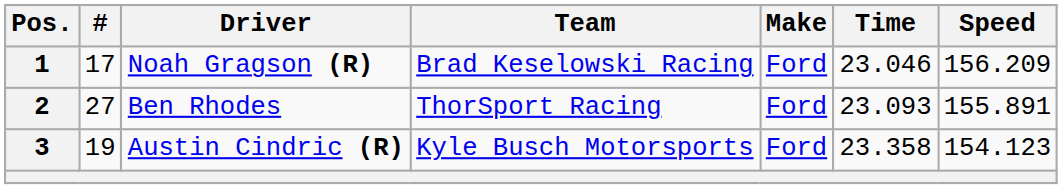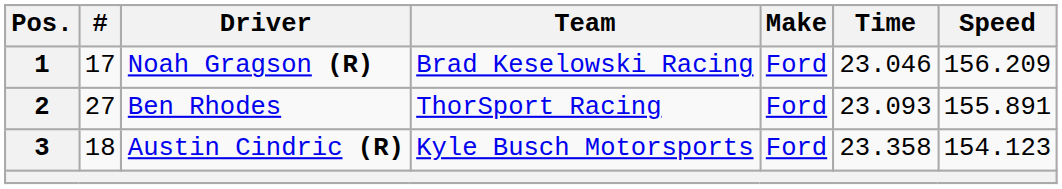(100, 150) 19 -> (100, 150) 18
